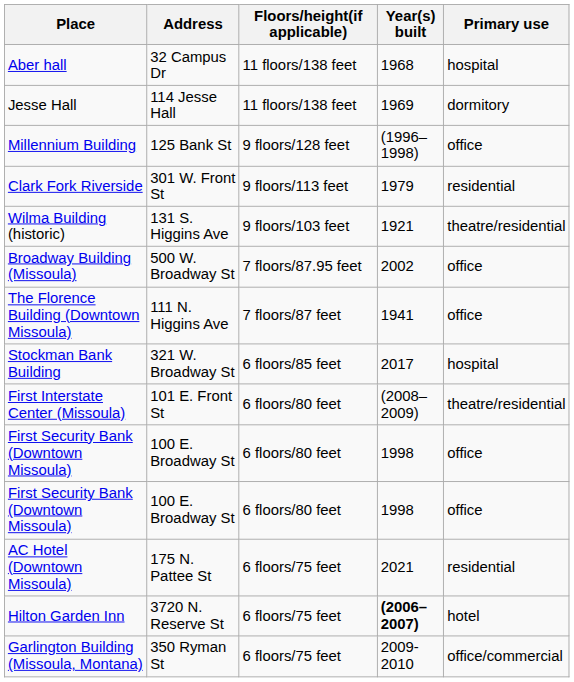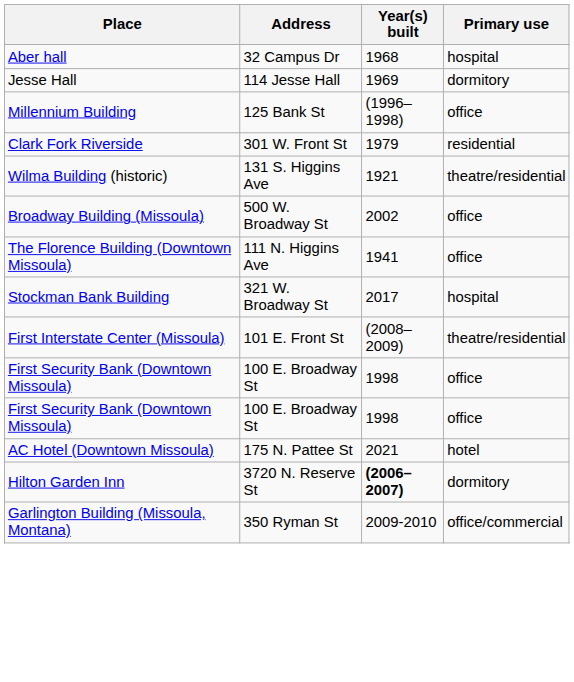- column: (308, 24)
(481, 567) residential -> (463, 450) hotel
(463, 616) hotel -> (478, 482) dormitory
